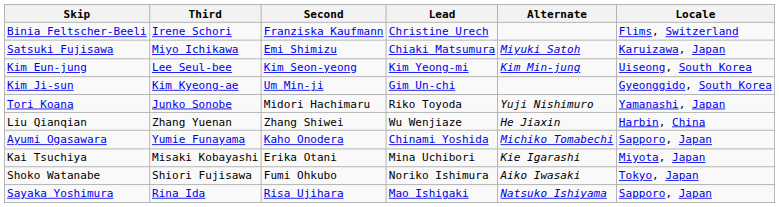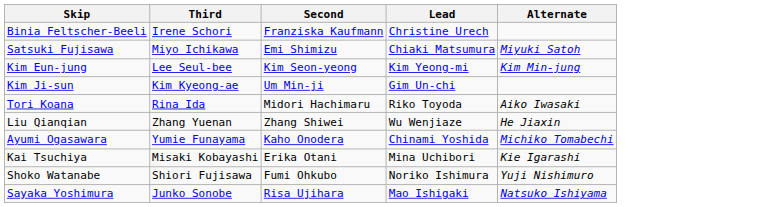- column: (695, 13)
(192, 103) Junko Sonobe -> (179, 103) Rina Ida
(547, 103) Yuji Nishimuro -> (540, 103) Aiko Iwasaki
(540, 176) Aiko Iwasaki -> (547, 176) Yuji Nishimuro
(179, 194) Rina Ida -> (192, 194) Junko Sonobe
